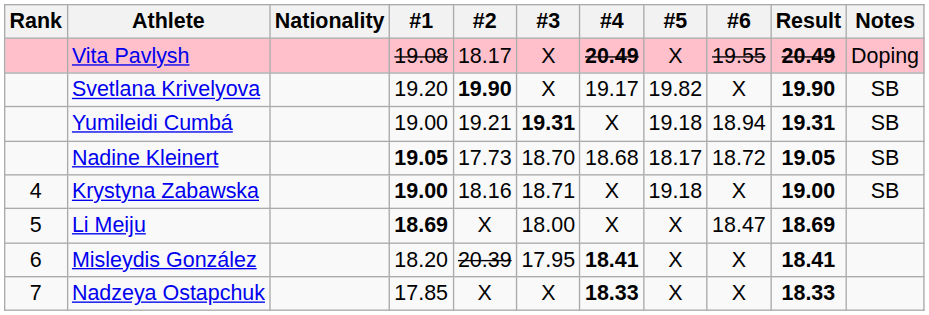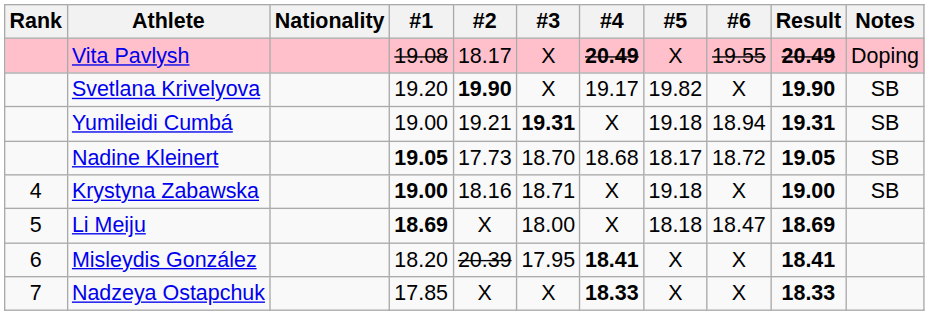(675, 225) X -> (675, 225) 18.18
